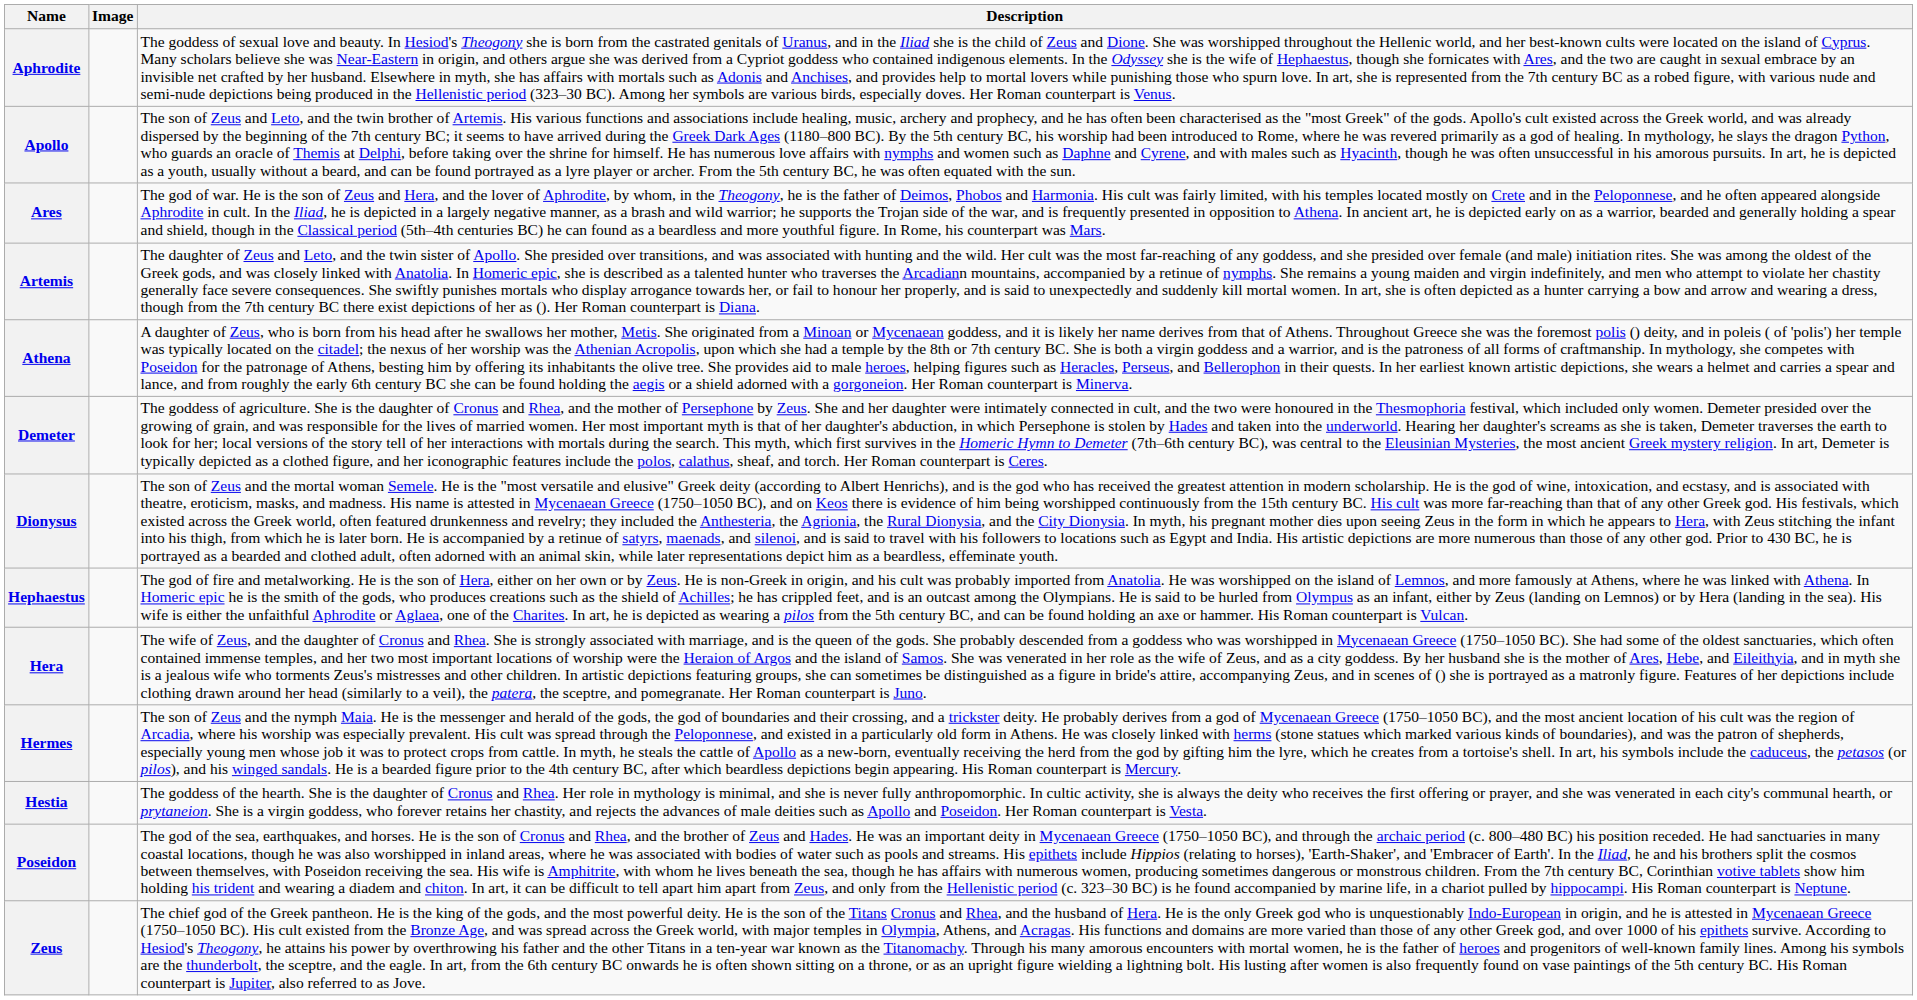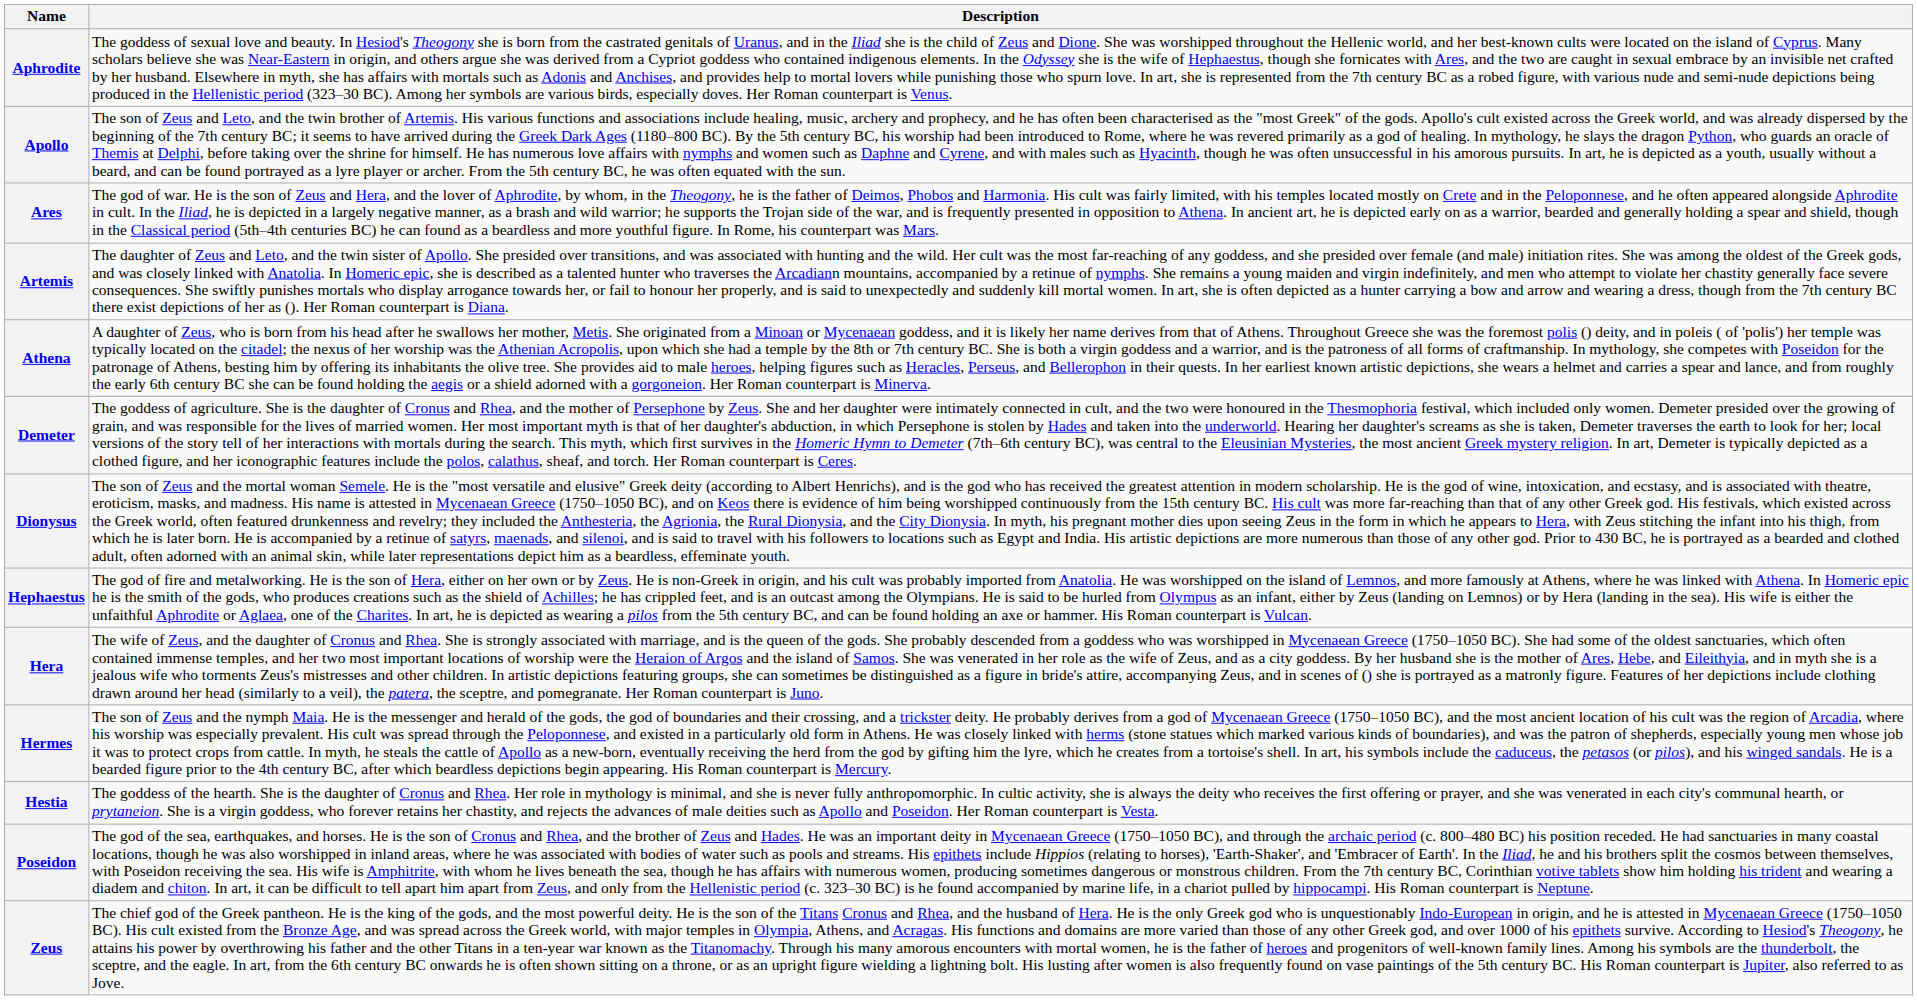- column: (113, 16)
